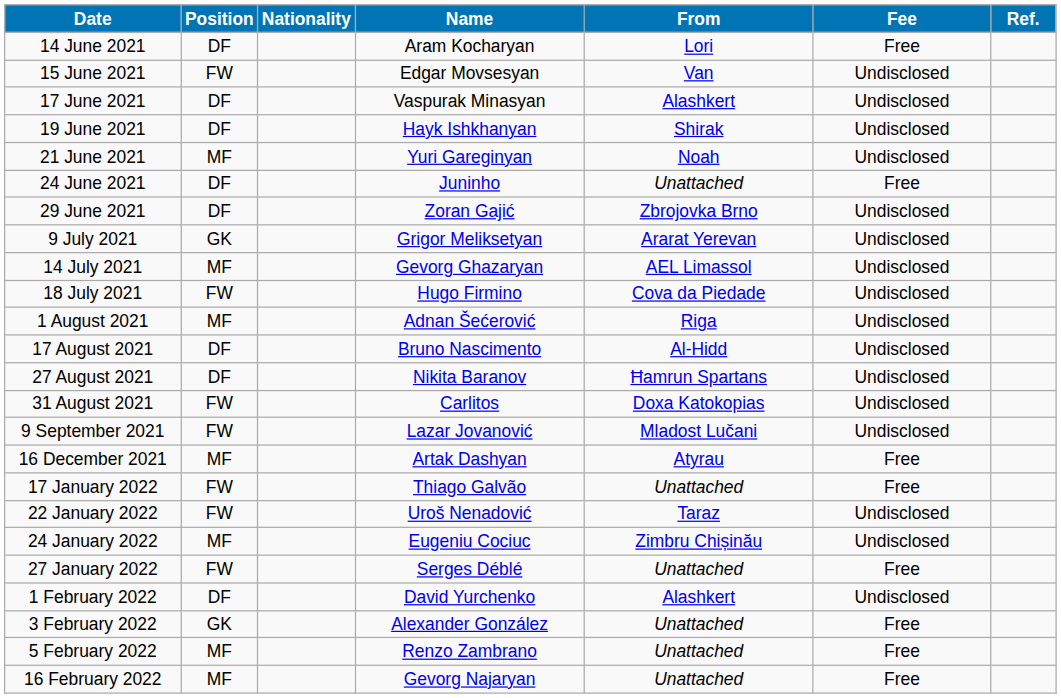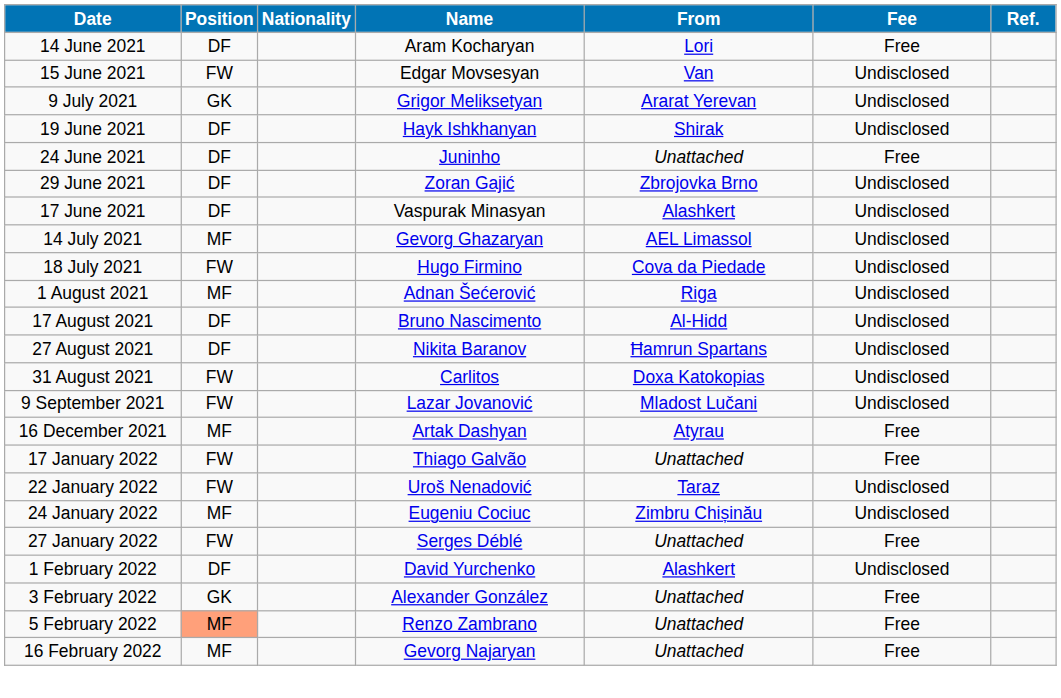rows swapped: (93, 101) <-> (93, 239)
- row: (93, 156)
(219, 652) no background -> (219, 624) lightsalmon background
